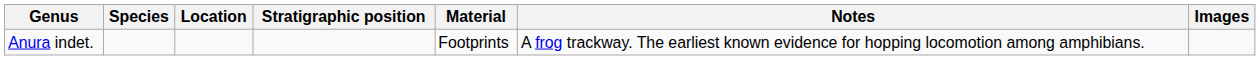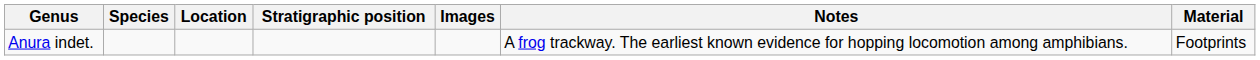columns swapped: (476, 17) <-> (1222, 17)
